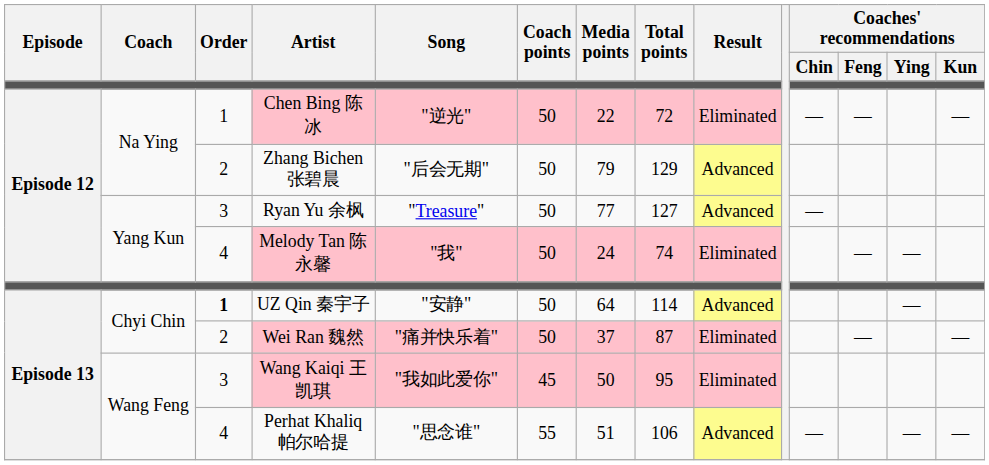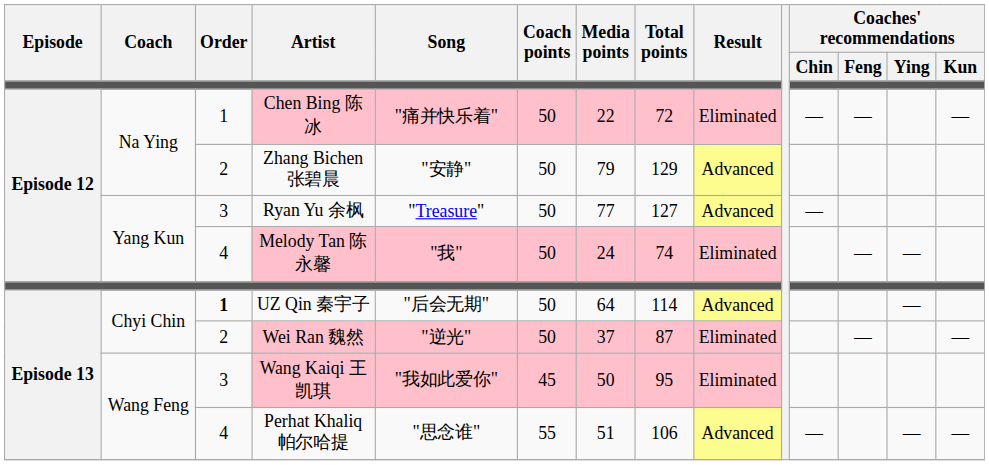(446, 115) "逆光" -> (446, 115) "痛并快乐着"
(446, 168) "后会无期" -> (446, 168) "安静"
(446, 304) "安静" -> (446, 304) "后会无期"
(446, 336) "痛并快乐着" -> (446, 336) "逆光"
